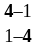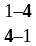rows swapped: (18, 36) <-> (18, 11)
